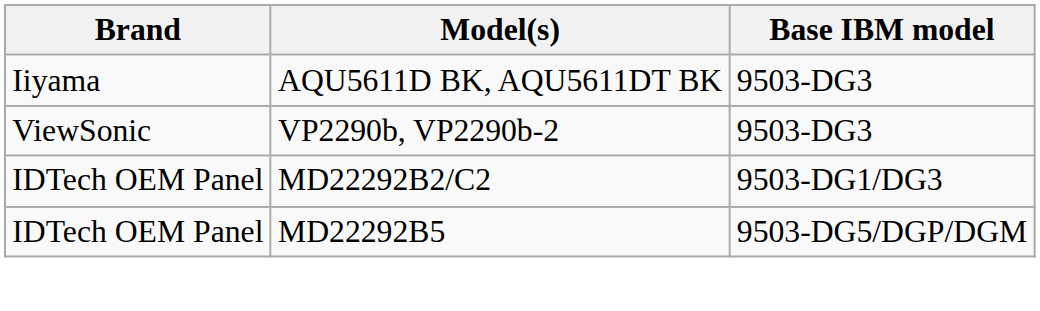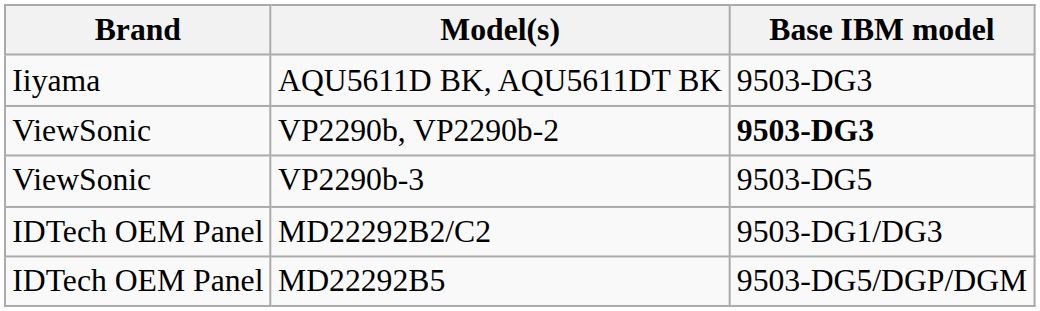(805, 130) normal -> (805, 130) bold
+ row: (351, 180)
